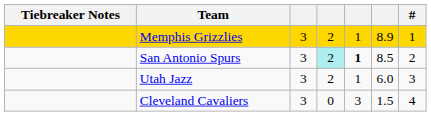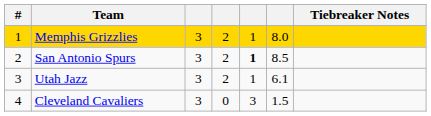columns swapped: (412, 15) <-> (71, 15)
(385, 36) 8.9 -> (280, 36) 8.0
(331, 57) paleturquoise background -> (226, 57) no background
(385, 79) 6.0 -> (280, 79) 6.1
